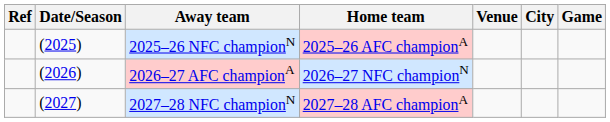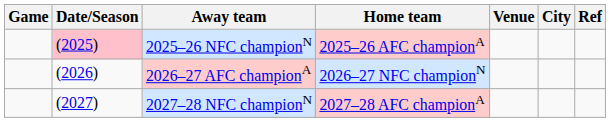columns swapped: (582, 17) <-> (20, 17)
(60, 44) no background -> (77, 44) pink background
